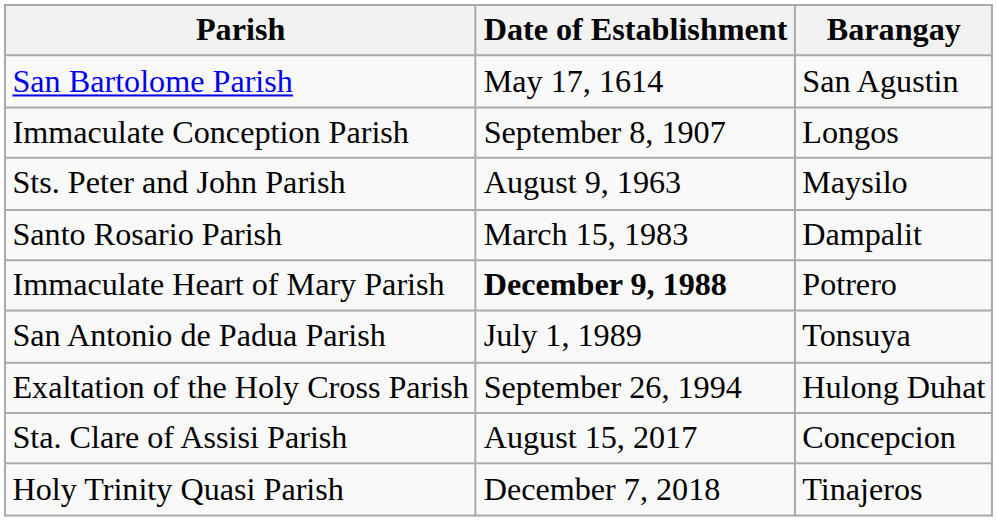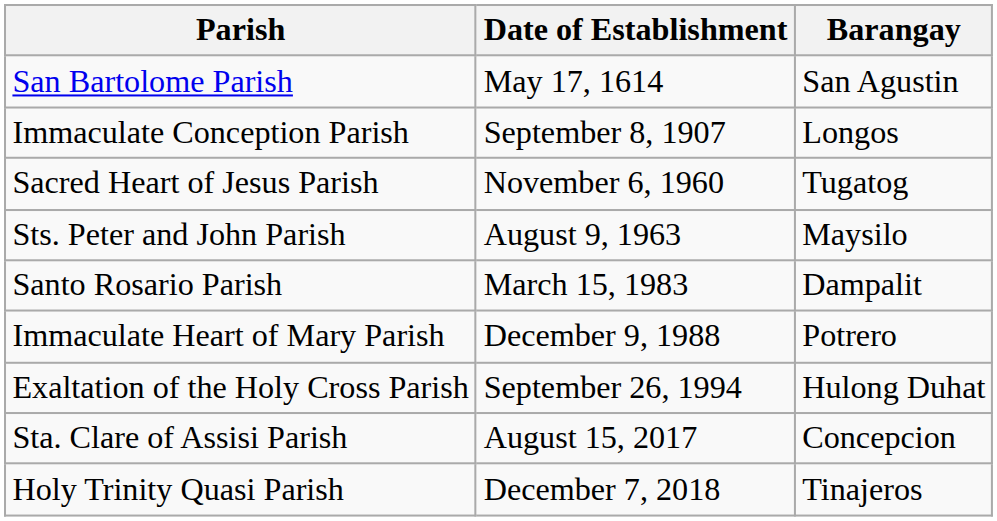+ row: (195, 183)
(605, 285) bold -> (602, 336) normal
- row: (199, 336)
